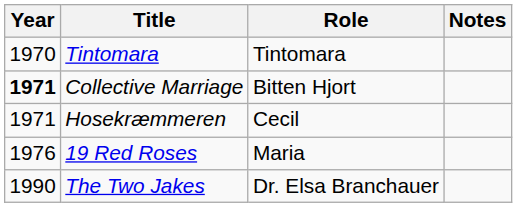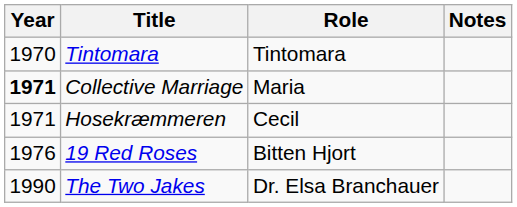(304, 86) Bitten Hjort -> (279, 86) Maria
(279, 152) Maria -> (304, 152) Bitten Hjort
